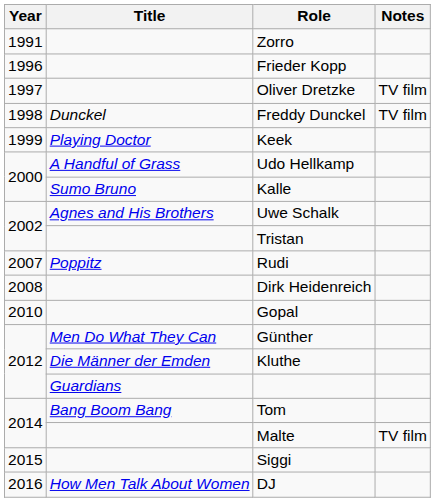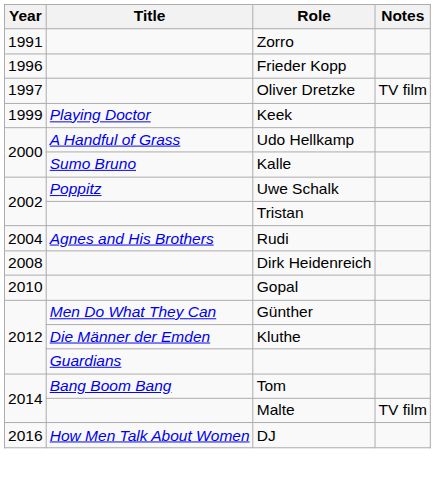- row: (311, 115)
(132, 213) Agnes and His Brothers -> (76, 189) Poppitz
(25, 262) 2007 -> (25, 238) 2004
(76, 262) Poppitz -> (132, 238) Agnes and His Brothers
- row: (274, 459)
